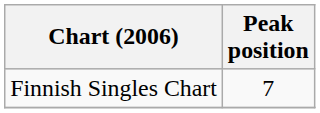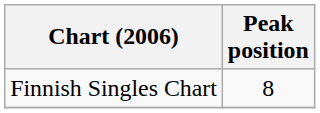(268, 88) 7 -> (268, 88) 8
